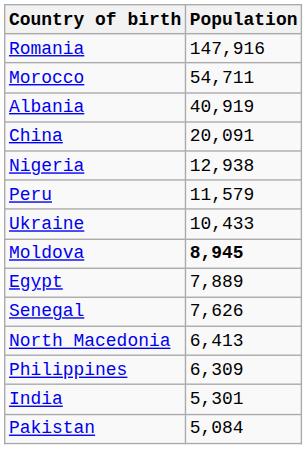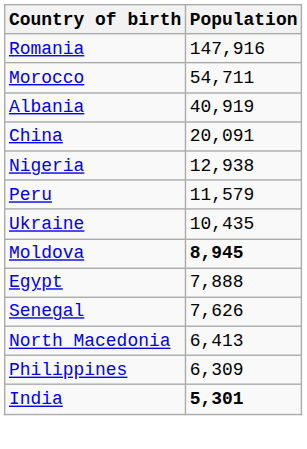(222, 224) 10,433 -> (222, 224) 10,435
(217, 282) 7,889 -> (217, 282) 7,888
(217, 399) normal -> (217, 399) bold
- row: (52, 429)
